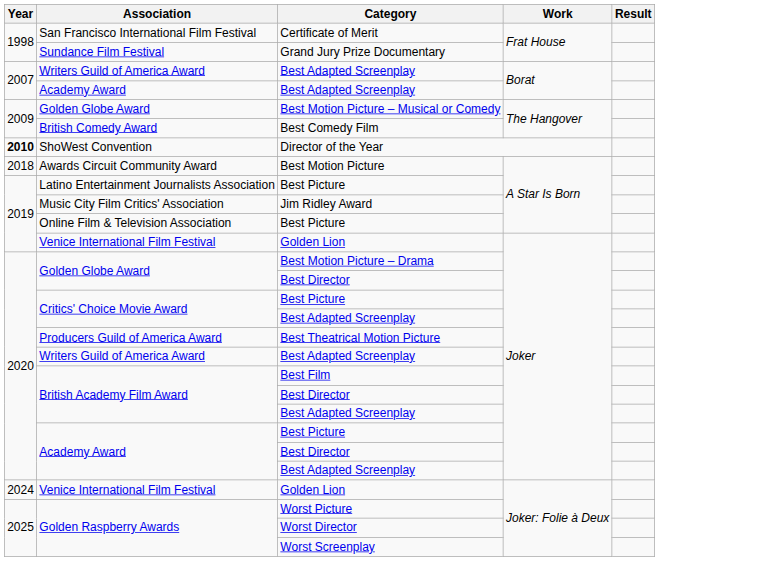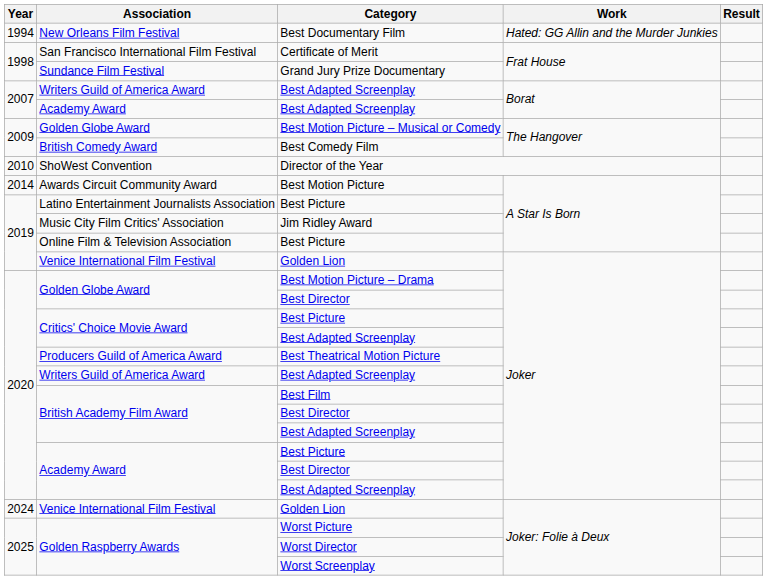+ row: (109, 33)
(20, 147) bold -> (20, 166) normal
(20, 166) 2018 -> (20, 185) 2014
